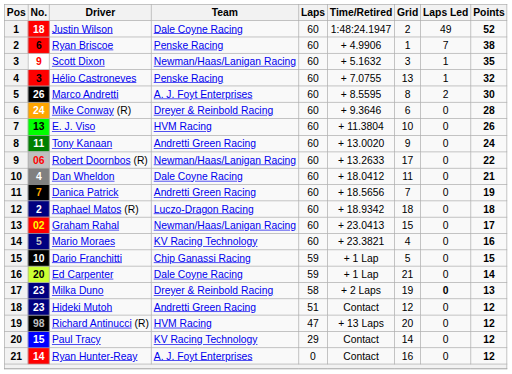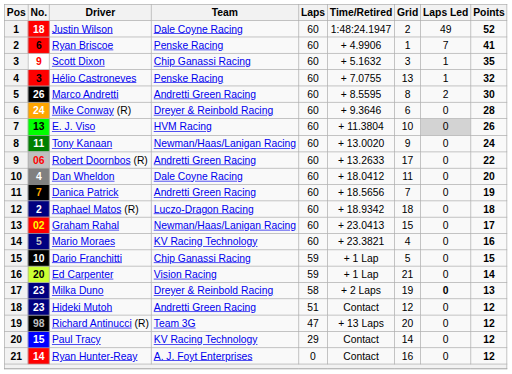(489, 45) 38 -> (489, 45) 41
(225, 62) Newman/Haas/Lanigan Racing -> (202, 62) Chip Ganassi Racing
(203, 95) A. J. Foyt Enterprises -> (205, 95) Andretti Green Racing
(446, 127) no background -> (446, 127) lightgrey background
(205, 144) Andretti Green Racing -> (225, 144) Newman/Haas/Lanigan Racing
(225, 160) Newman/Haas/Lanigan Racing -> (205, 160) Andretti Green Racing
(489, 176) 21 -> (489, 176) 20
(198, 275) Dale Coyne Racing -> (185, 275) Vision Racing
(183, 324) HVM Racing -> (175, 324) Team 3G
